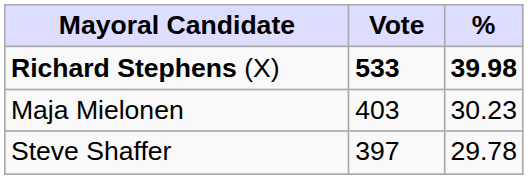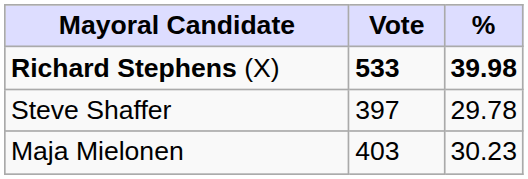rows swapped: (97, 109) <-> (91, 151)
